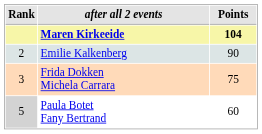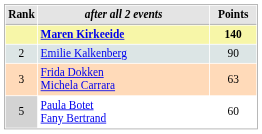(233, 34) 104 -> (233, 34) 140
(233, 79) 75 -> (233, 79) 63
